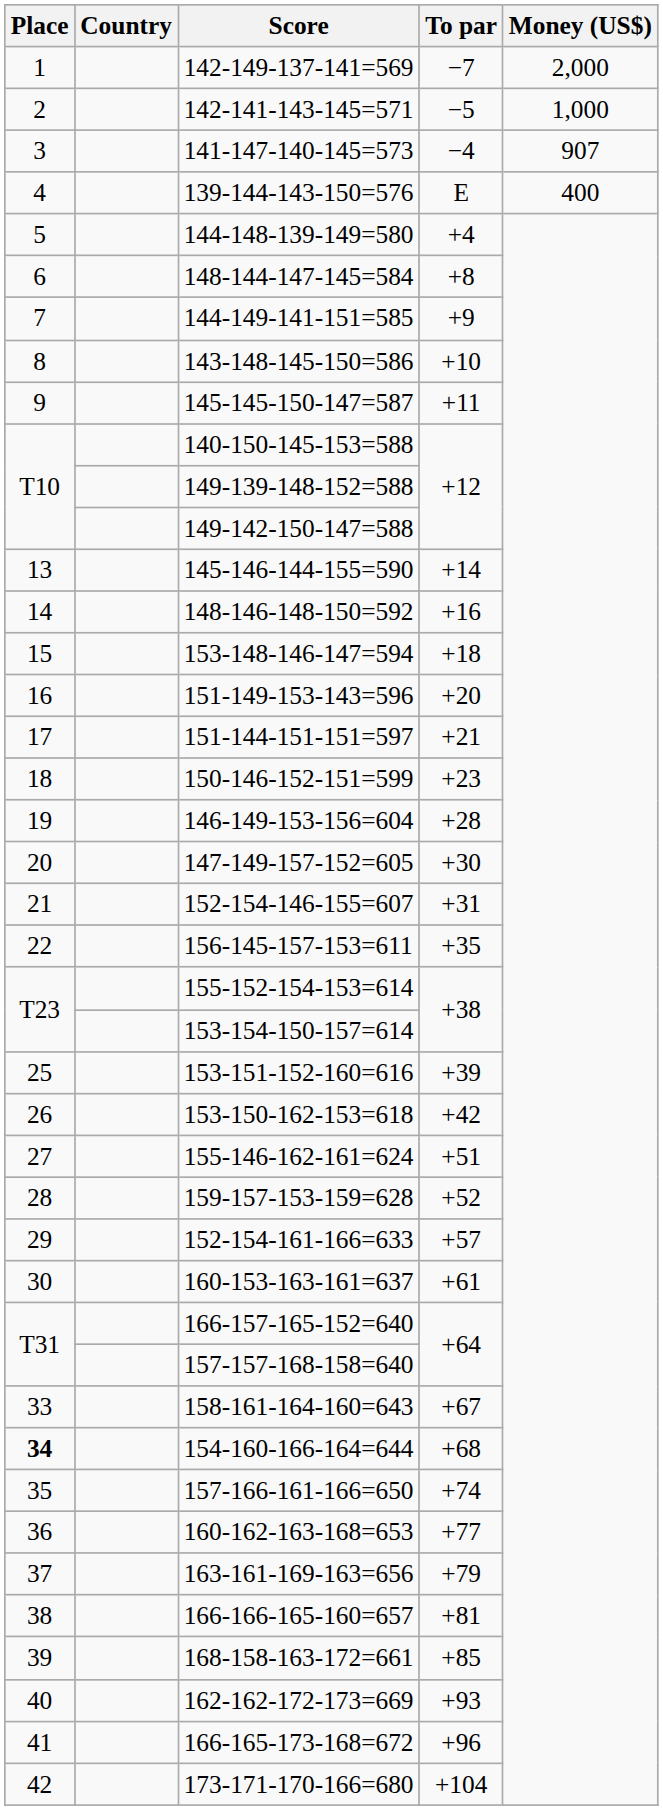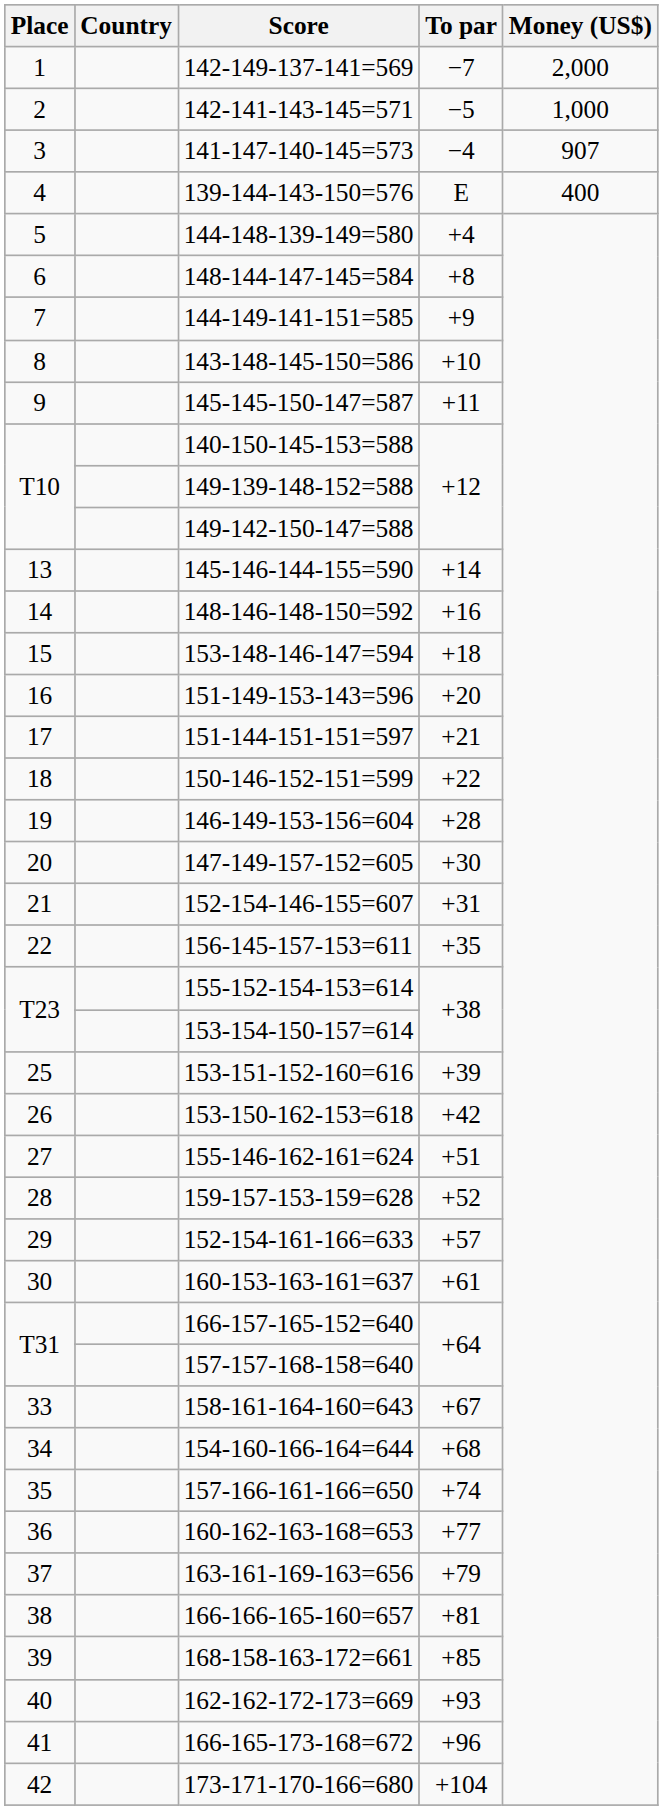(461, 778) +23 -> (461, 778) +22
(40, 1448) bold -> (40, 1448) normal
